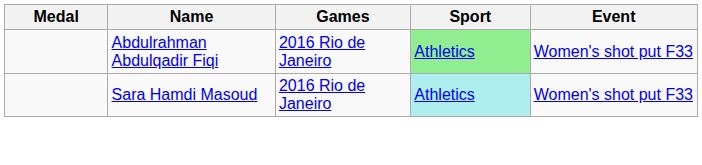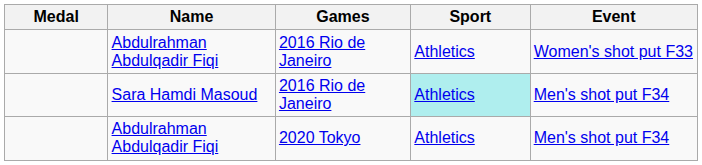(445, 51) lightgreen background -> (445, 51) no background
(613, 94) Women's shot put F33 -> (601, 94) Men's shot put F34
+ row: (165, 138)
